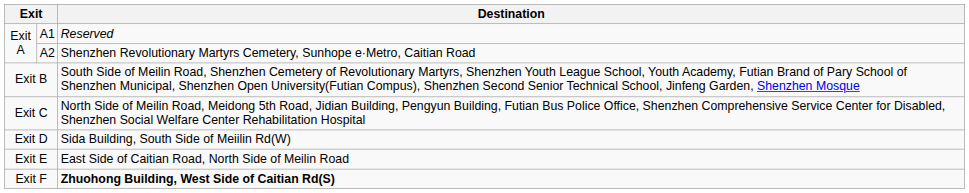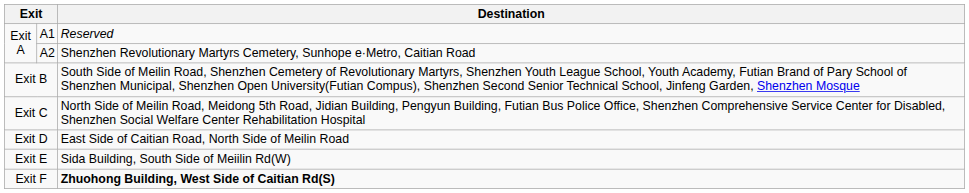(176, 139) Sida Building, South Side of Meiilin Rd(W) -> (205, 139) East Side of Caitian Road, North Side of Meilin Road
(205, 159) East Side of Caitian Road, North Side of Meilin Road -> (176, 159) Sida Building, South Side of Meiilin Rd(W)
